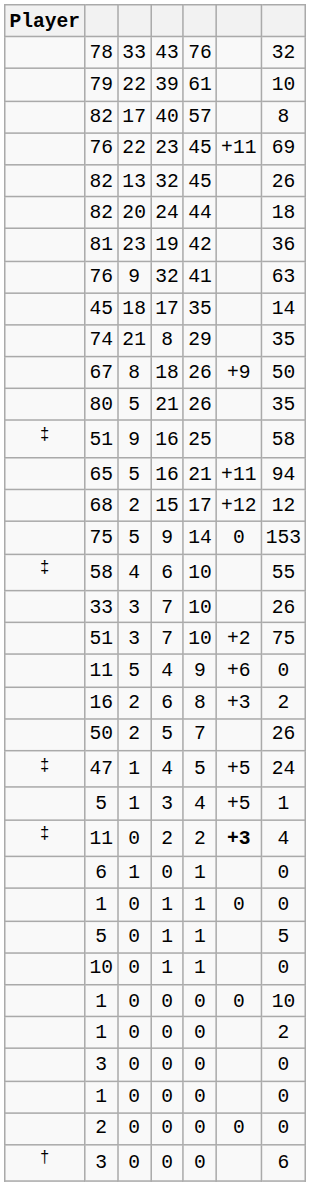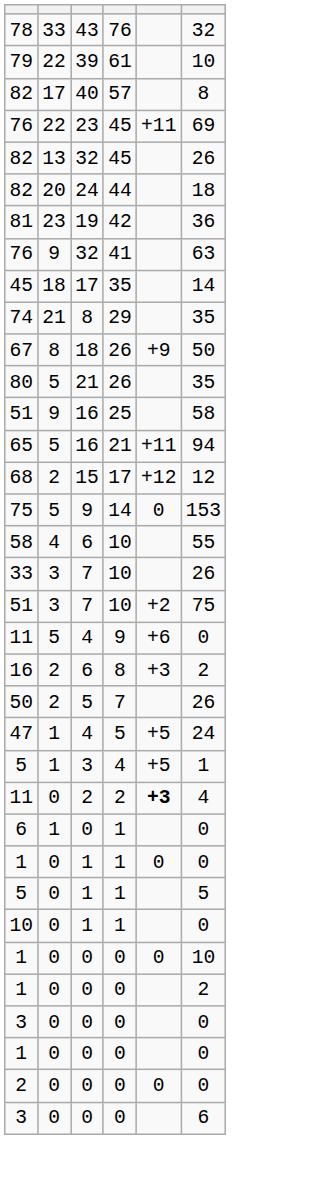- column: (45, 21)
